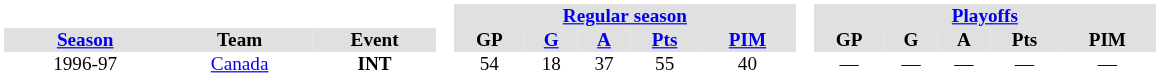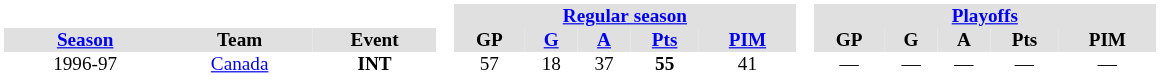(489, 63) 54 -> (489, 63) 57
(665, 63) normal -> (665, 63) bold
(747, 63) 40 -> (747, 63) 41
